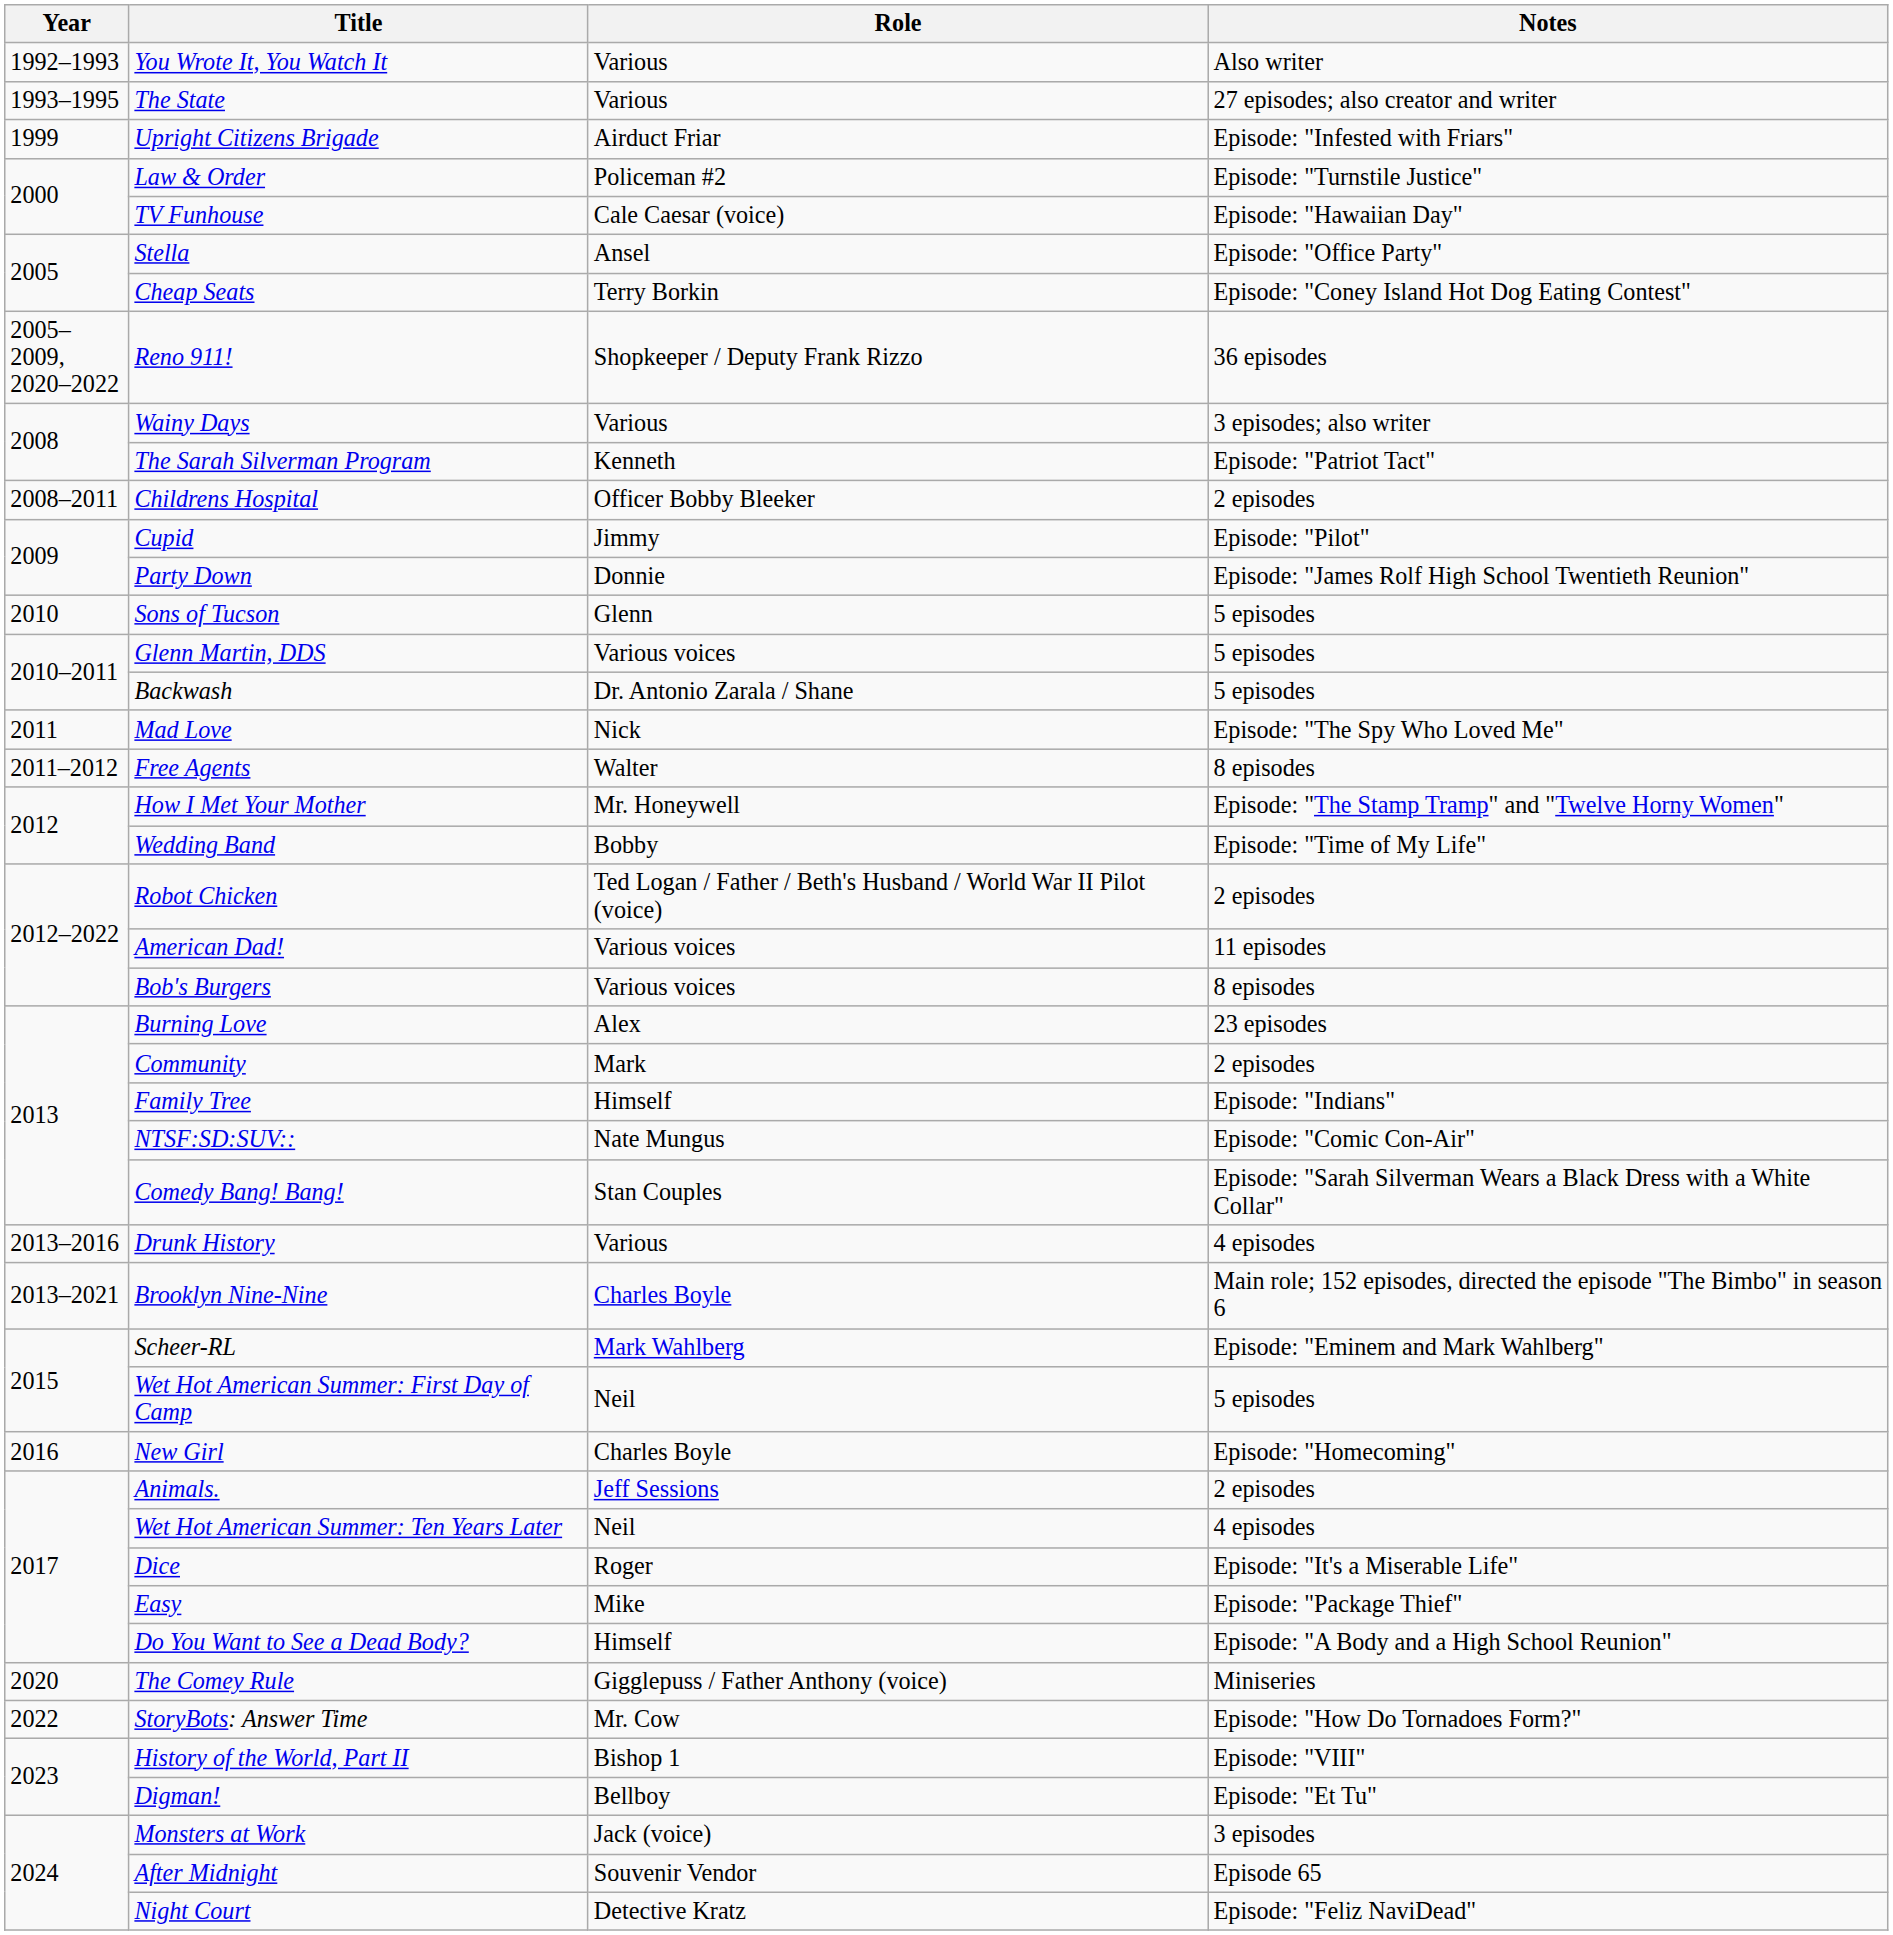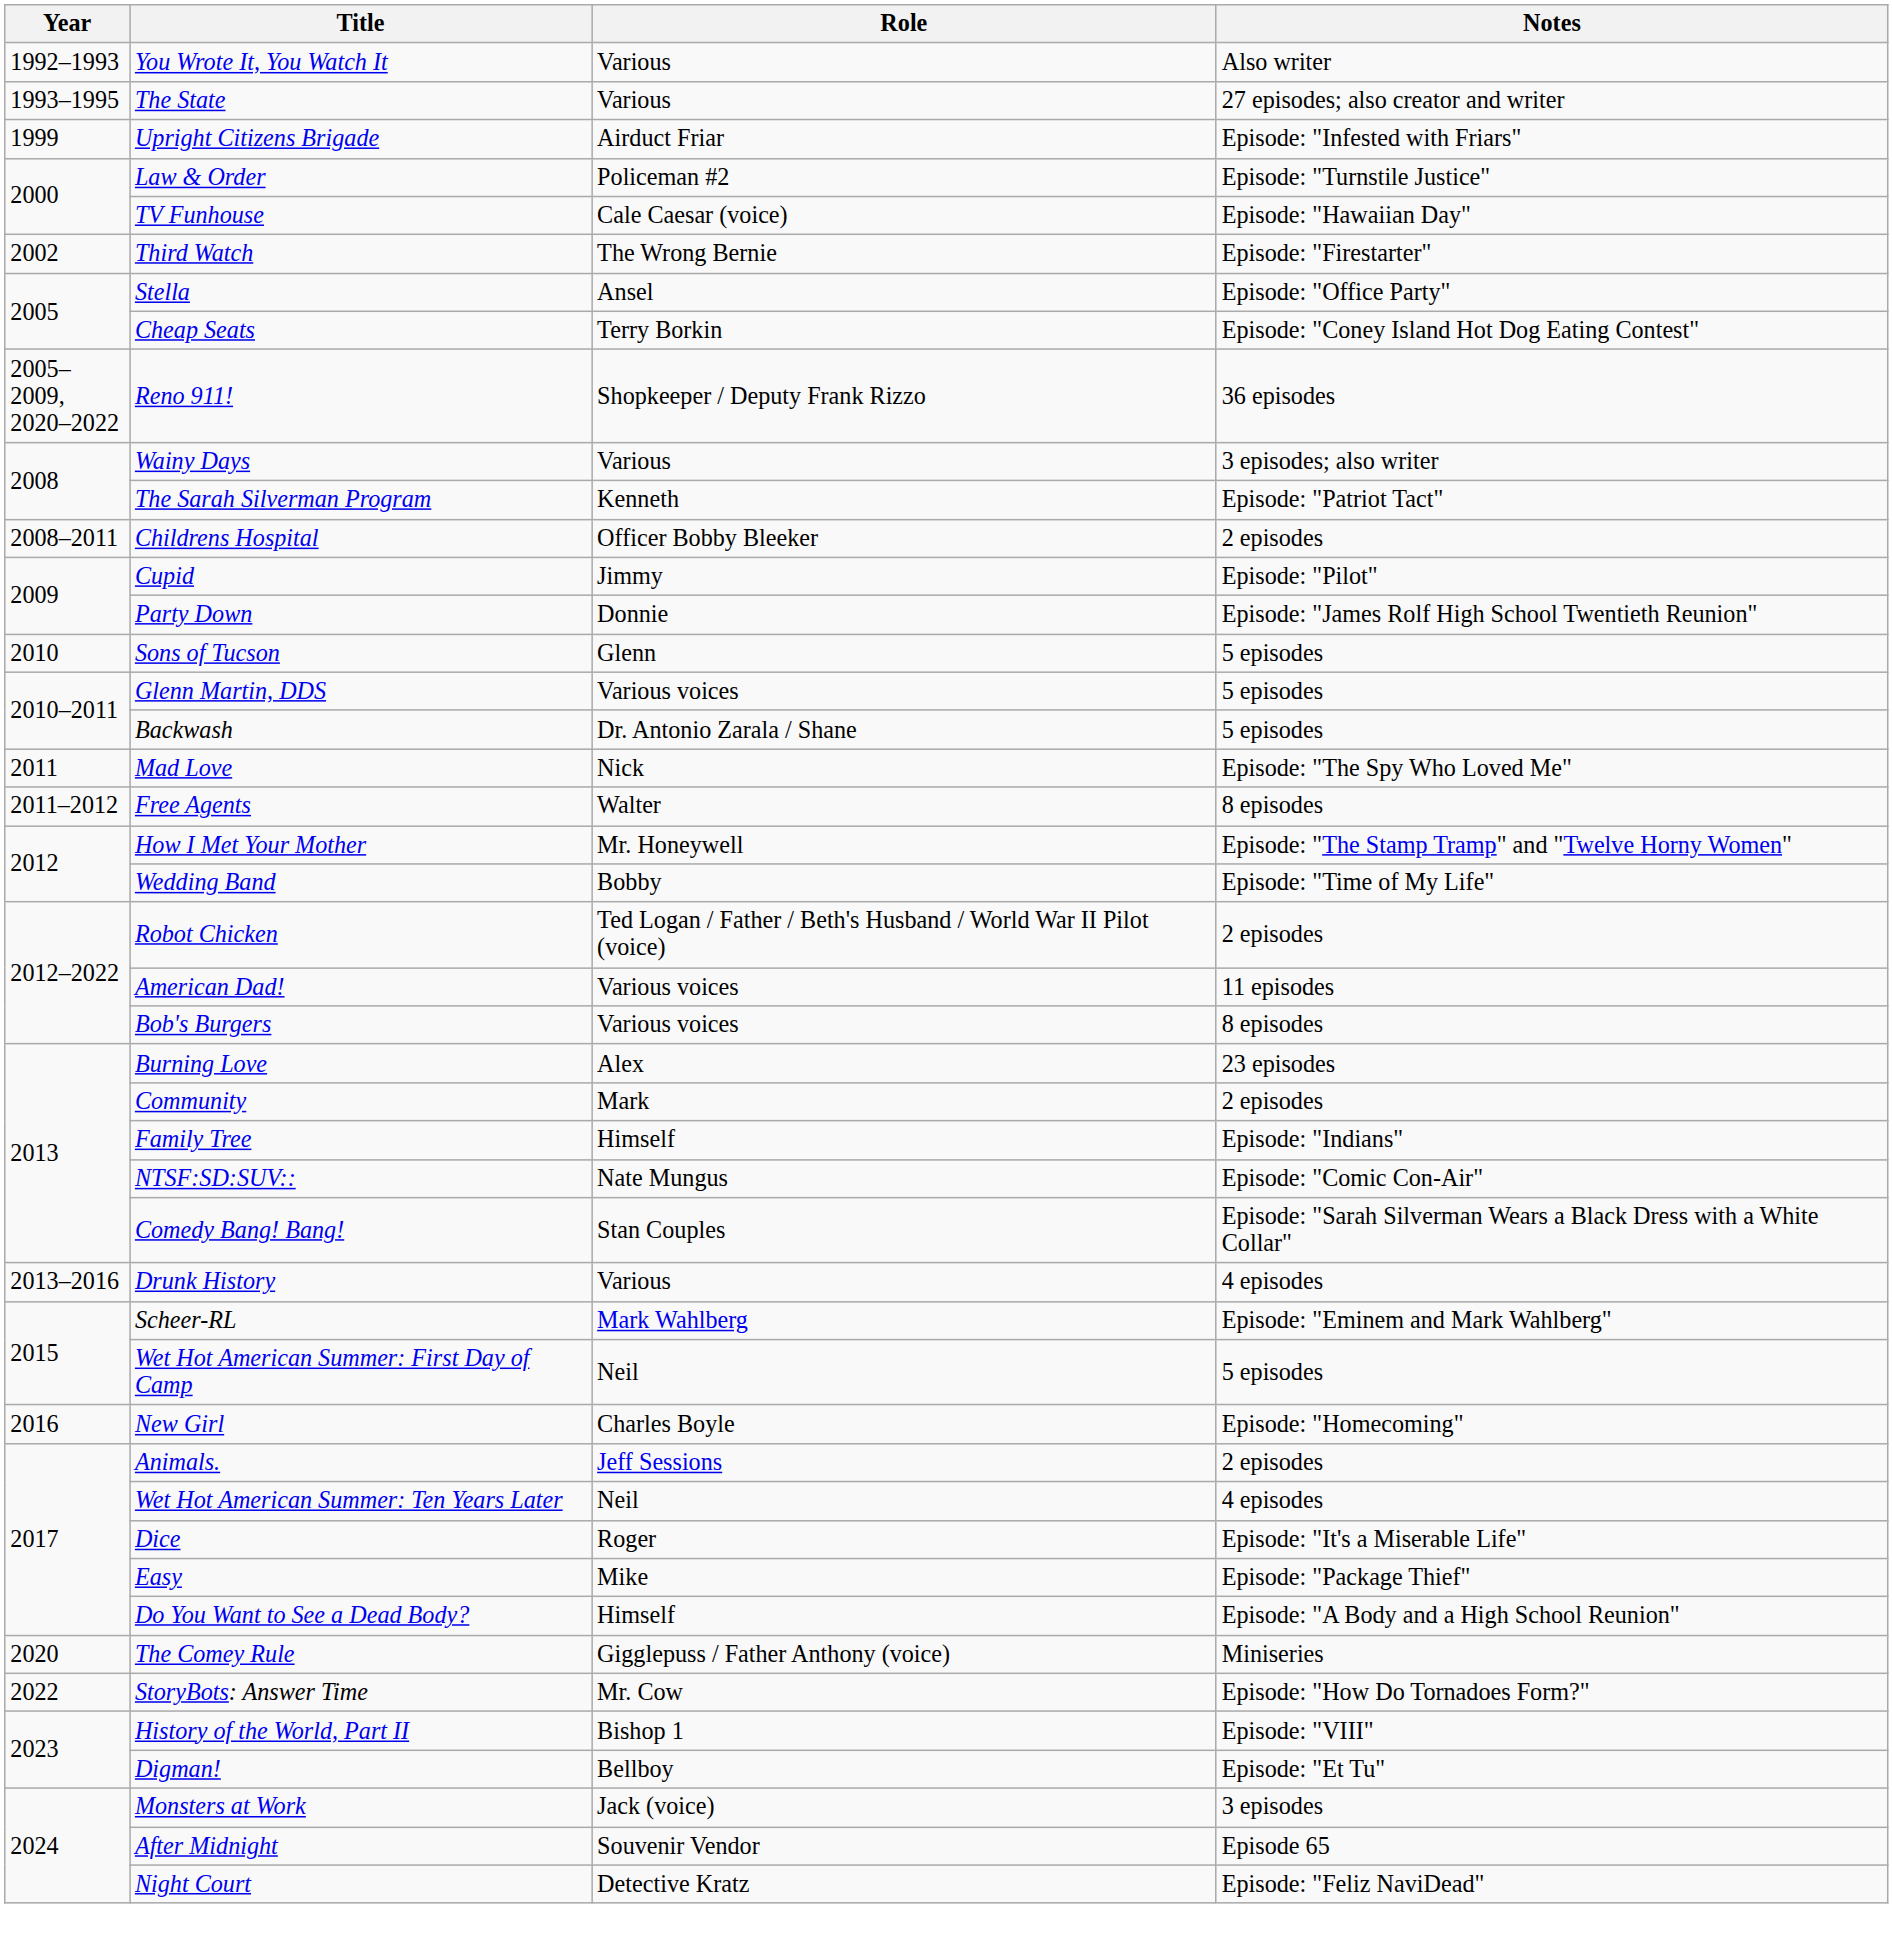+ row: (194, 253)
- row: (231, 1295)
